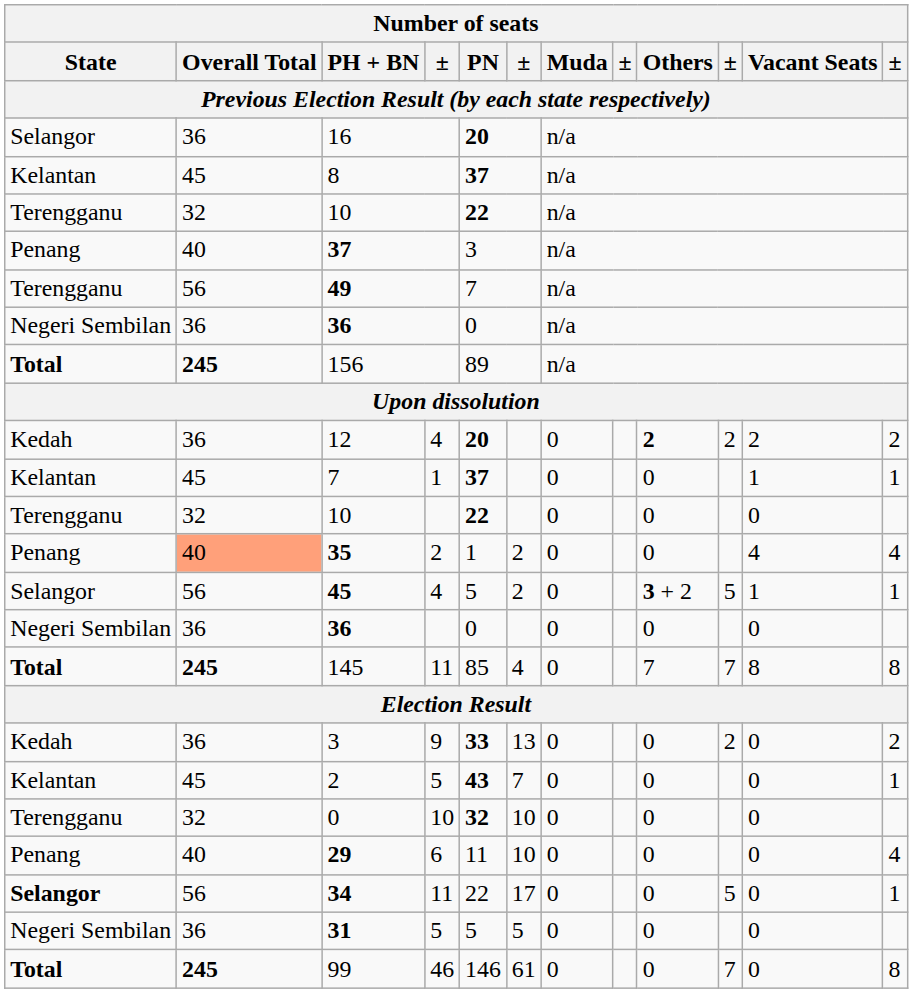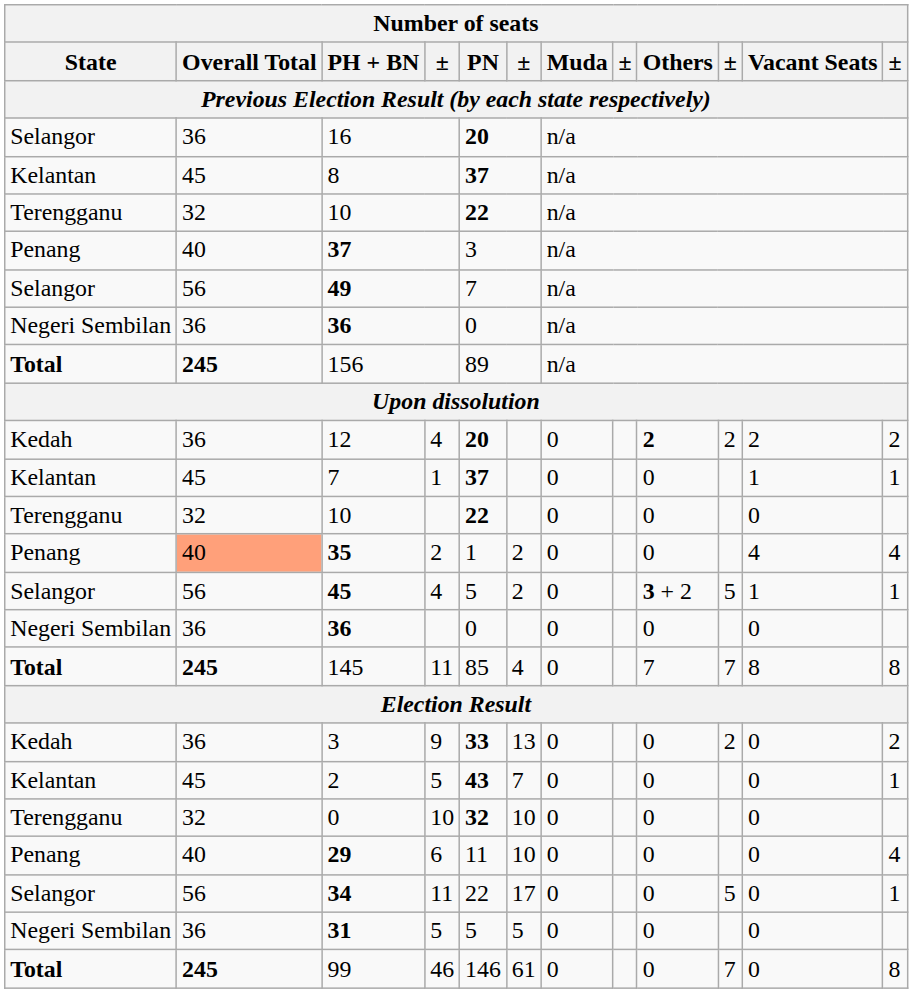(66, 288) Terengganu -> (53, 288) Selangor
(55, 893) bold -> (53, 893) normal
